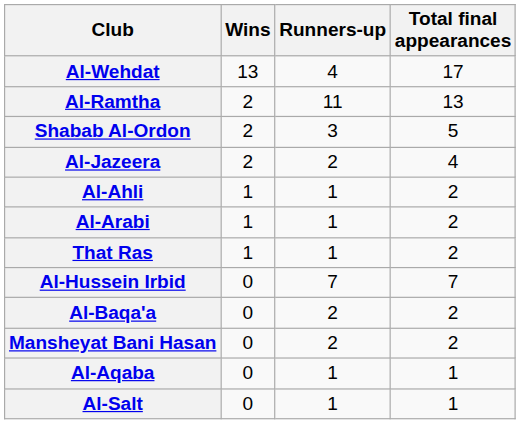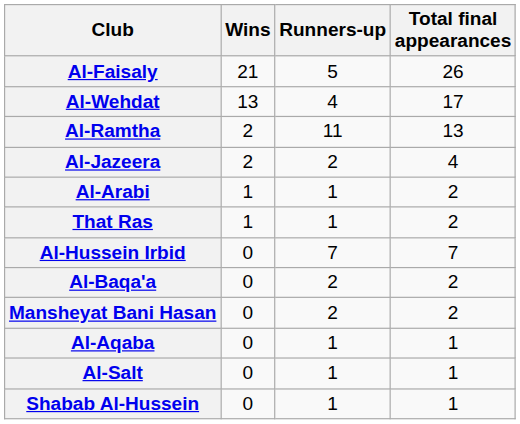+ row: (113, 71)
- row: (113, 131)
- row: (113, 191)
+ row: (113, 403)
